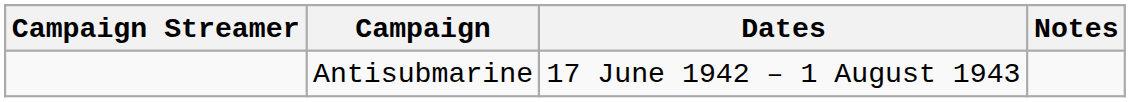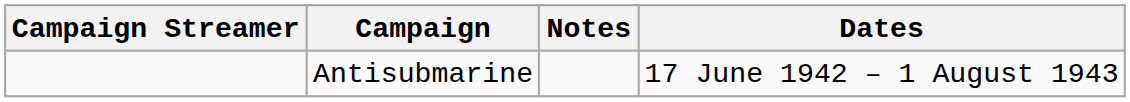columns swapped: (784, 28) <-> (1076, 28)
